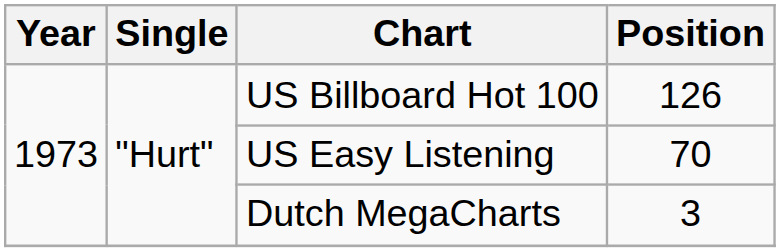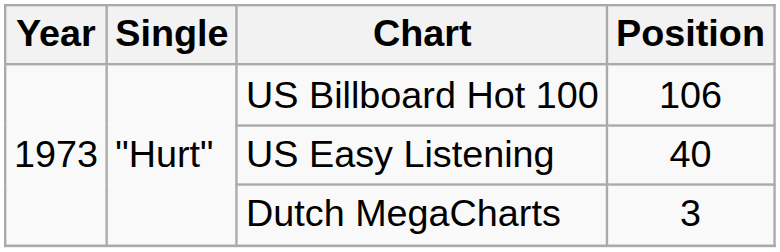(691, 94) 126 -> (691, 94) 106
(691, 154) 70 -> (691, 154) 40
